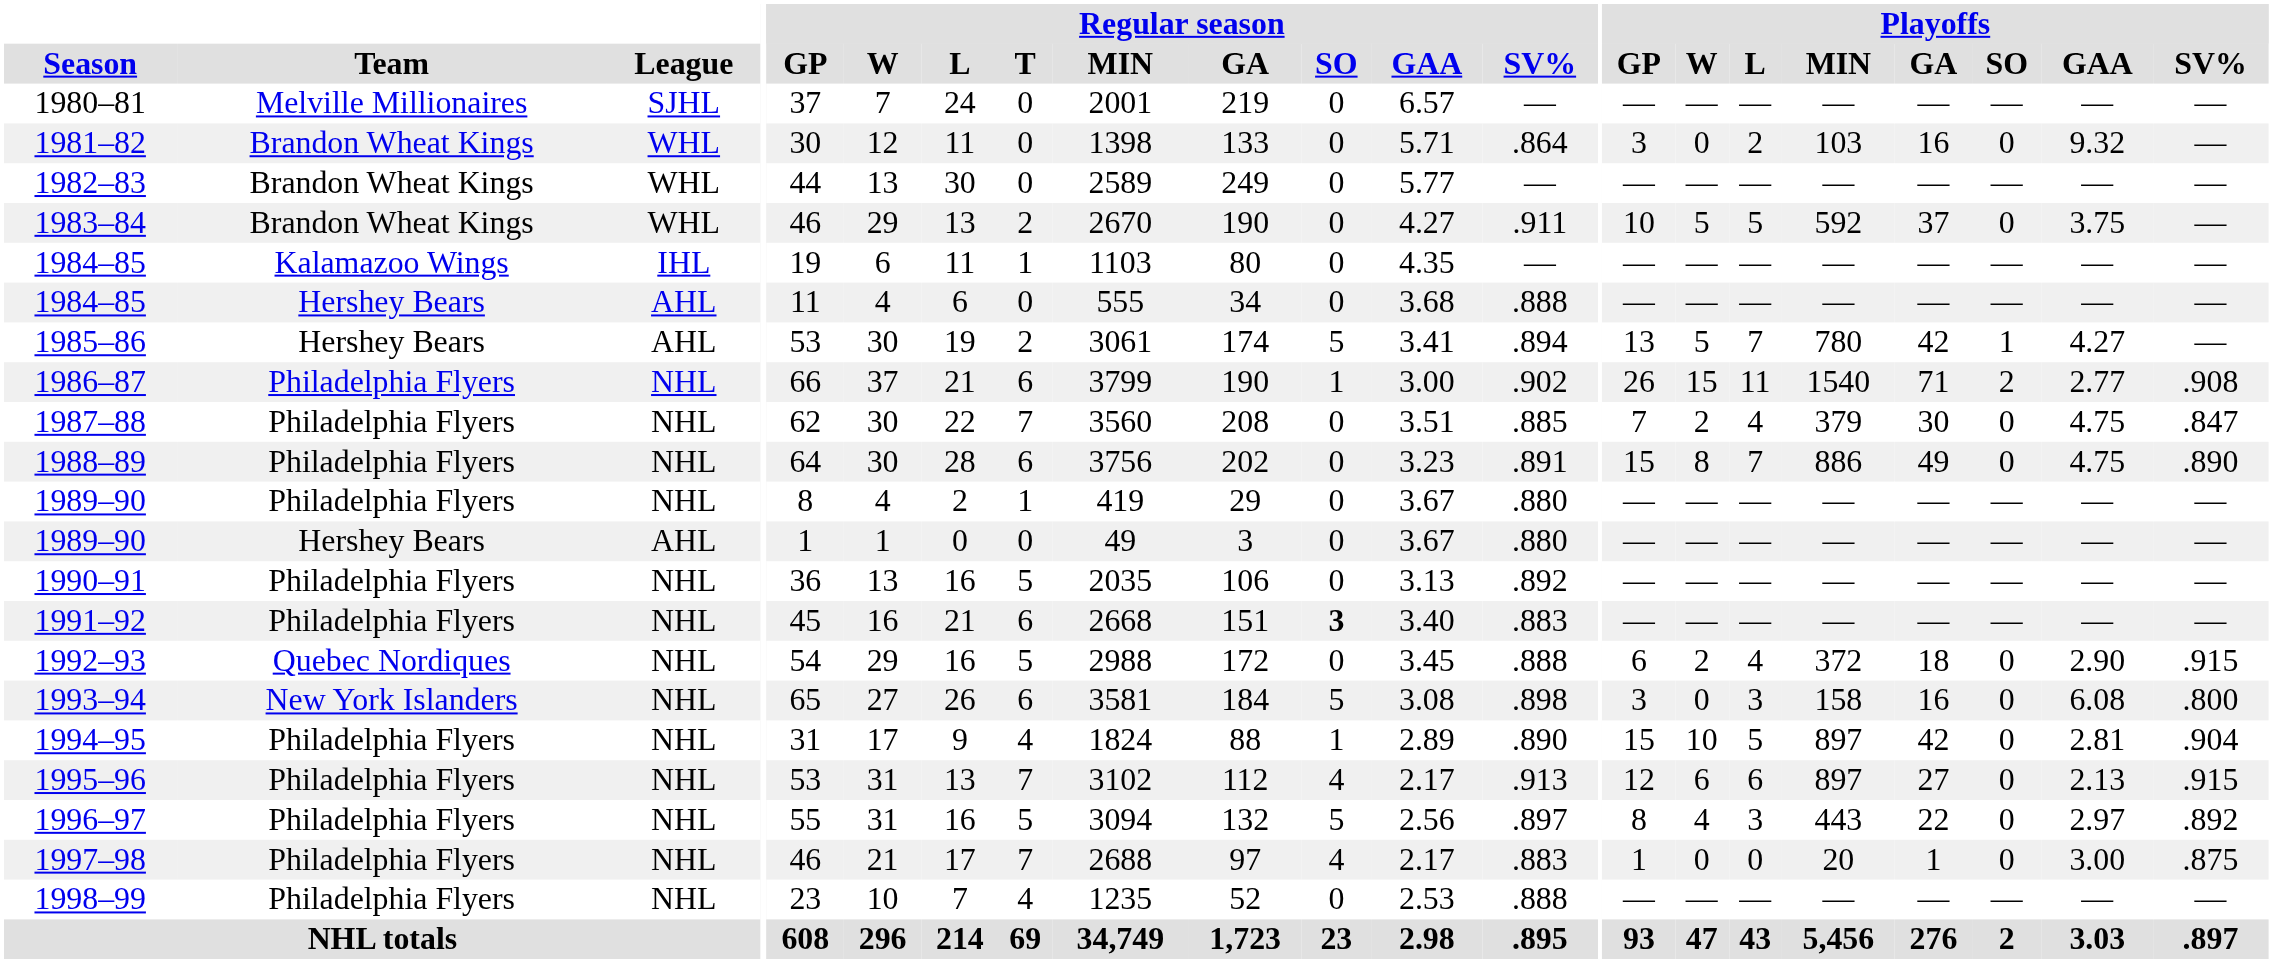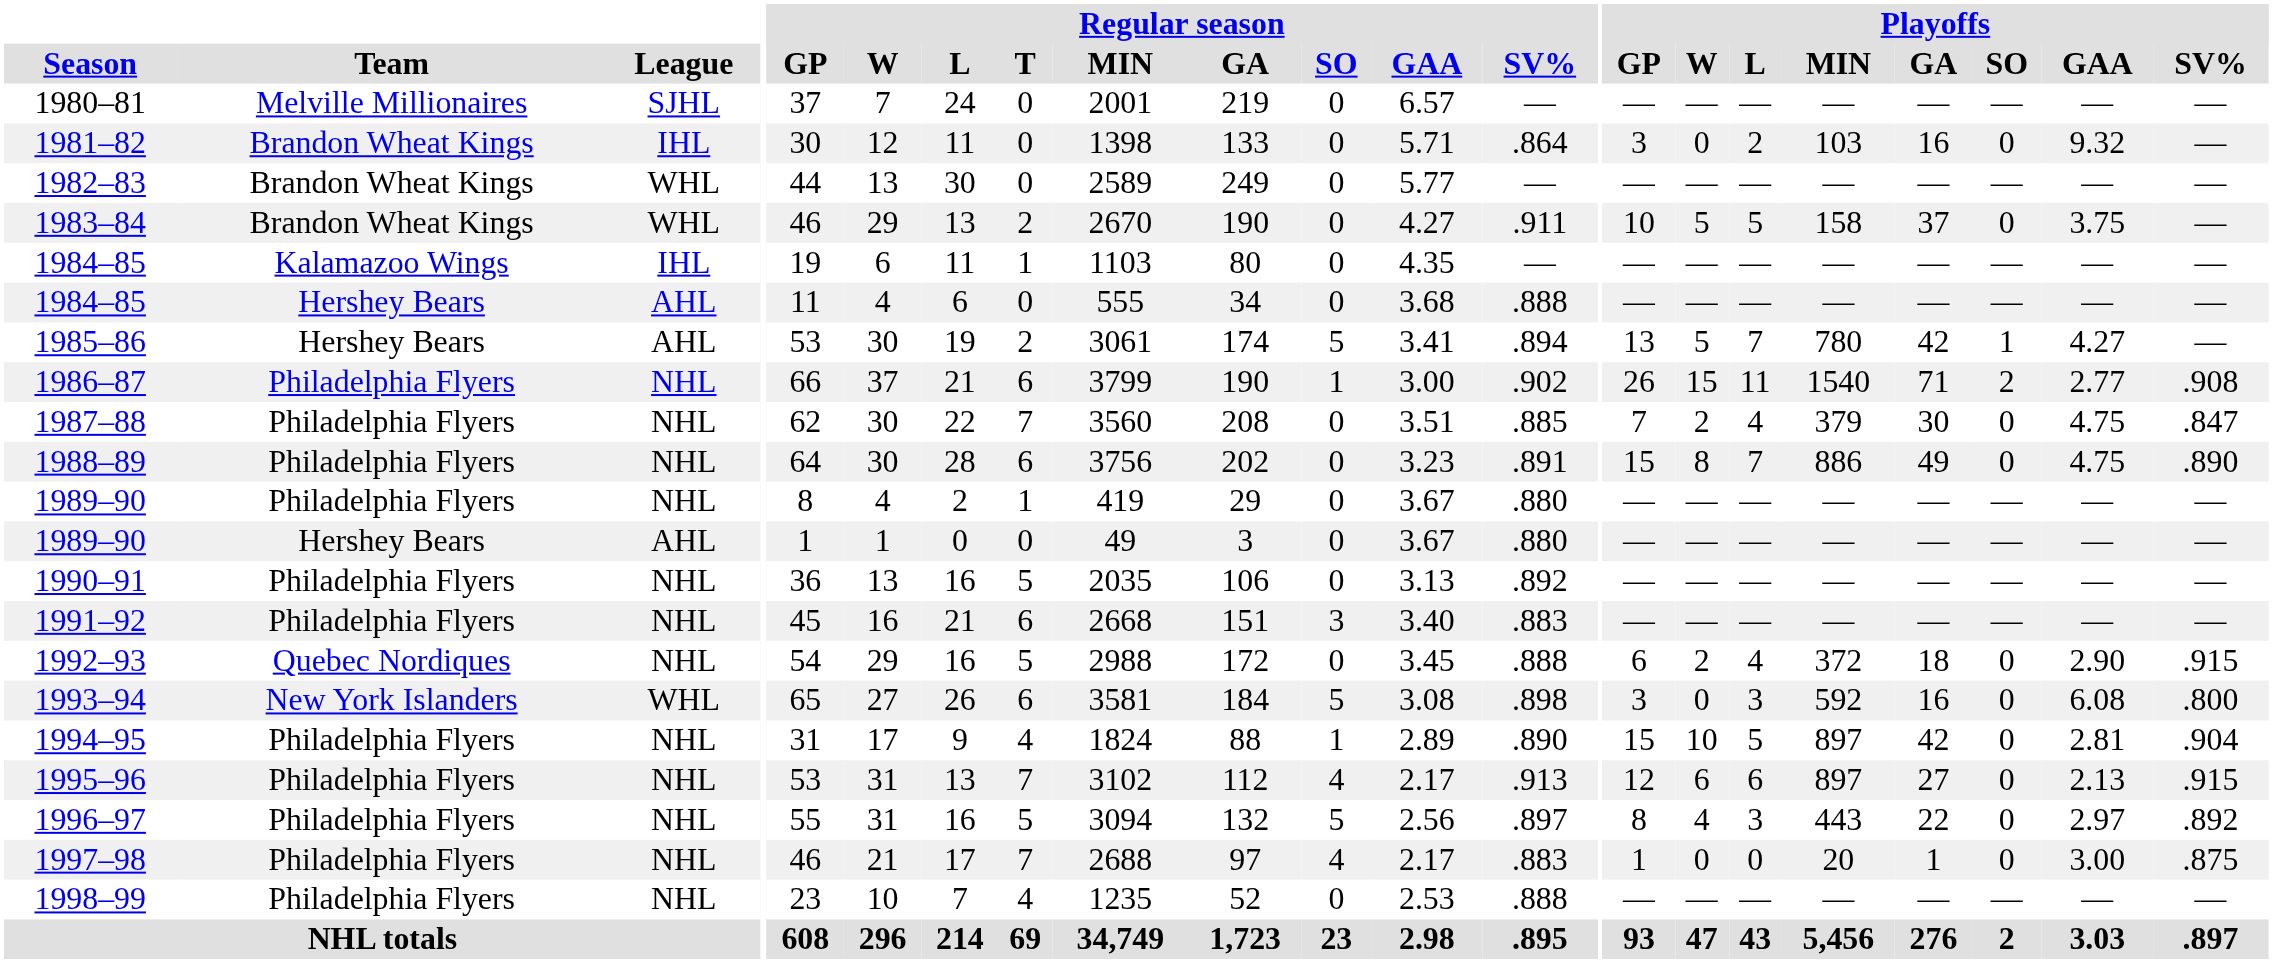(684, 142) WHL -> (684, 142) IHL
(1838, 222) 592 -> (1838, 222) 158
(1336, 620) bold -> (1336, 620) normal
(684, 700) NHL -> (684, 700) WHL
(1838, 700) 158 -> (1838, 700) 592
